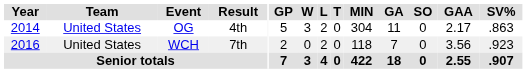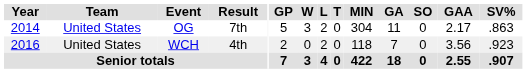(238, 28) 4th -> (238, 28) 7th
(238, 44) 7th -> (238, 44) 4th
